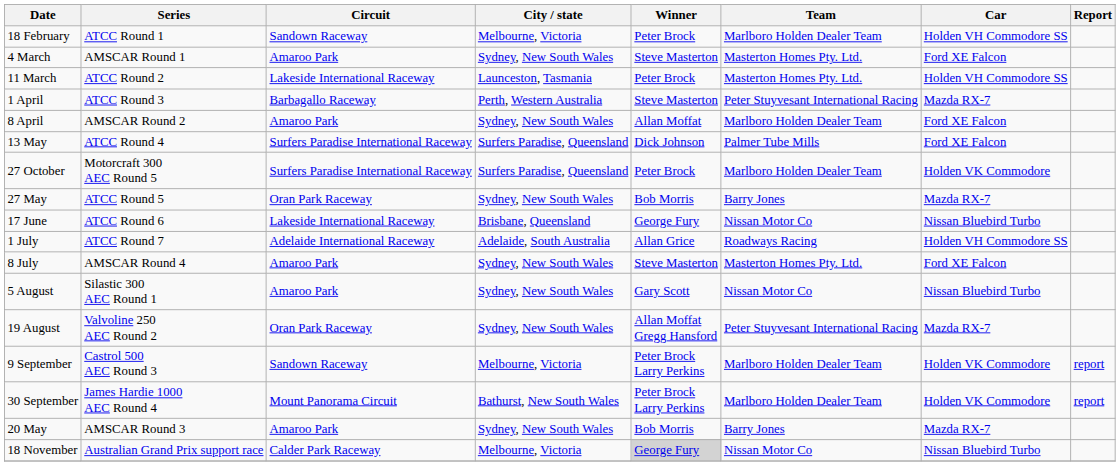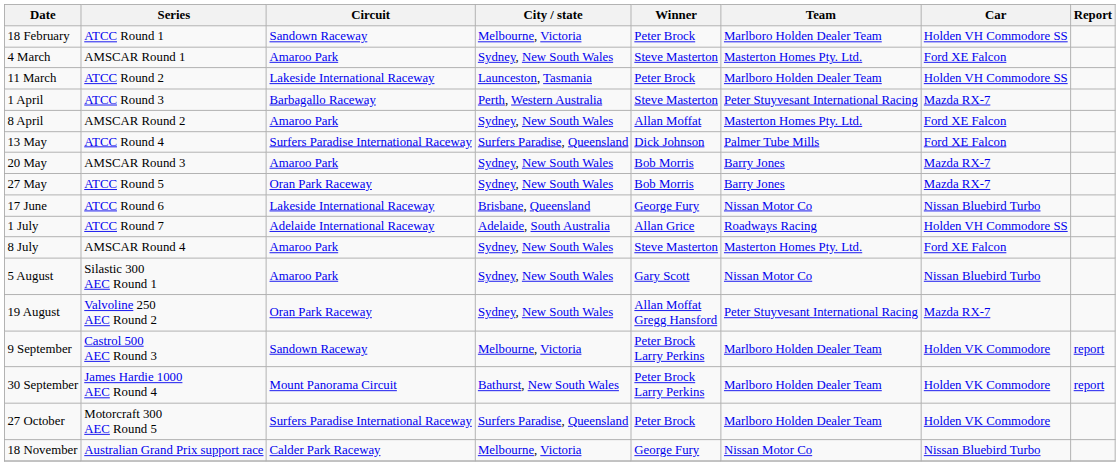(793, 78) Masterton Homes Pty. Ltd. -> (803, 78) Marlboro Holden Dealer Team
(803, 121) Marlboro Holden Dealer Team -> (793, 121) Masterton Homes Pty. Ltd.
rows swapped: (27, 429) <-> (36, 170)
(667, 450) lightgrey background -> (667, 450) no background
